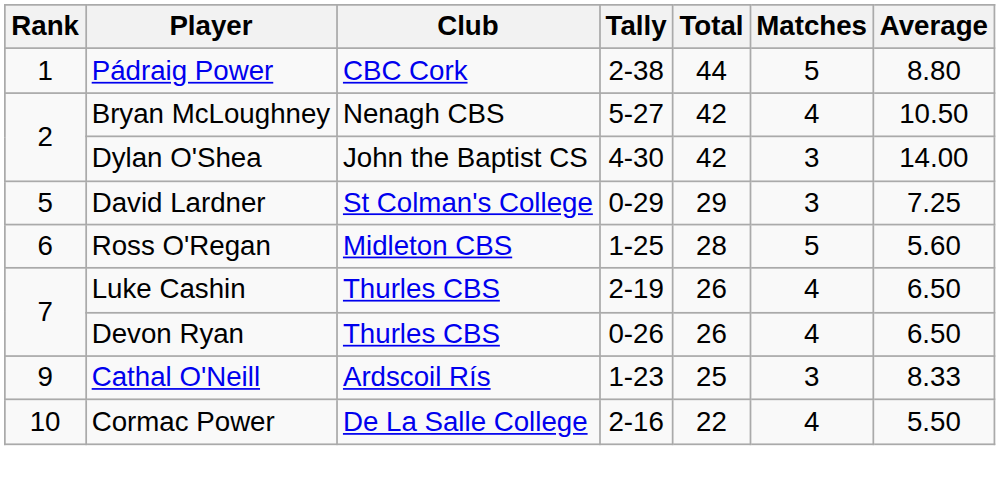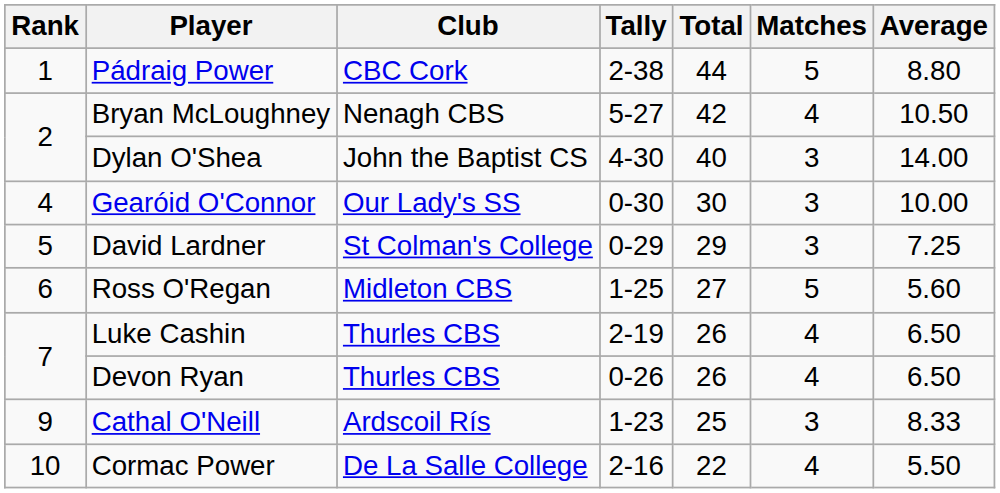(711, 158) 42 -> (711, 158) 40
+ row: (204, 202)
(711, 245) 28 -> (711, 289) 27
